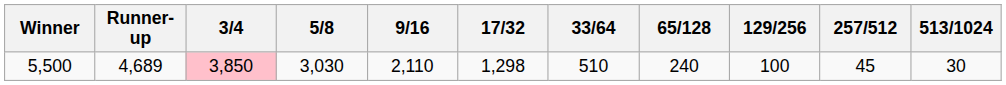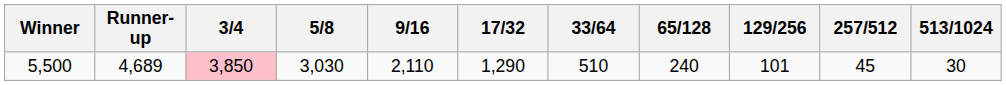(503, 66) 1,298 -> (503, 66) 1,290
(775, 66) 100 -> (775, 66) 101
